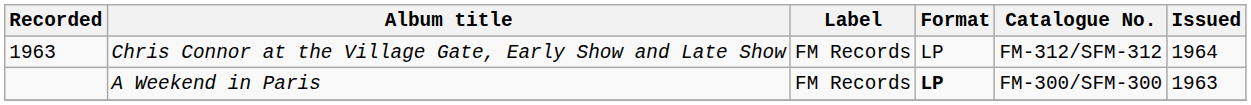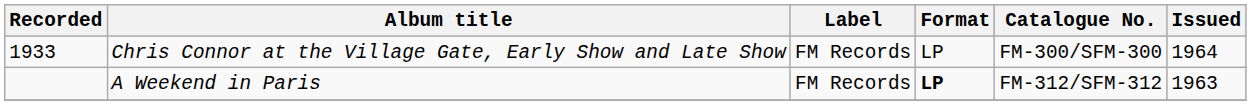(33, 52) 1963 -> (33, 52) 1933
(1081, 52) FM-312/SFM-312 -> (1081, 52) FM-300/SFM-300
(1081, 84) FM-300/SFM-300 -> (1081, 84) FM-312/SFM-312
